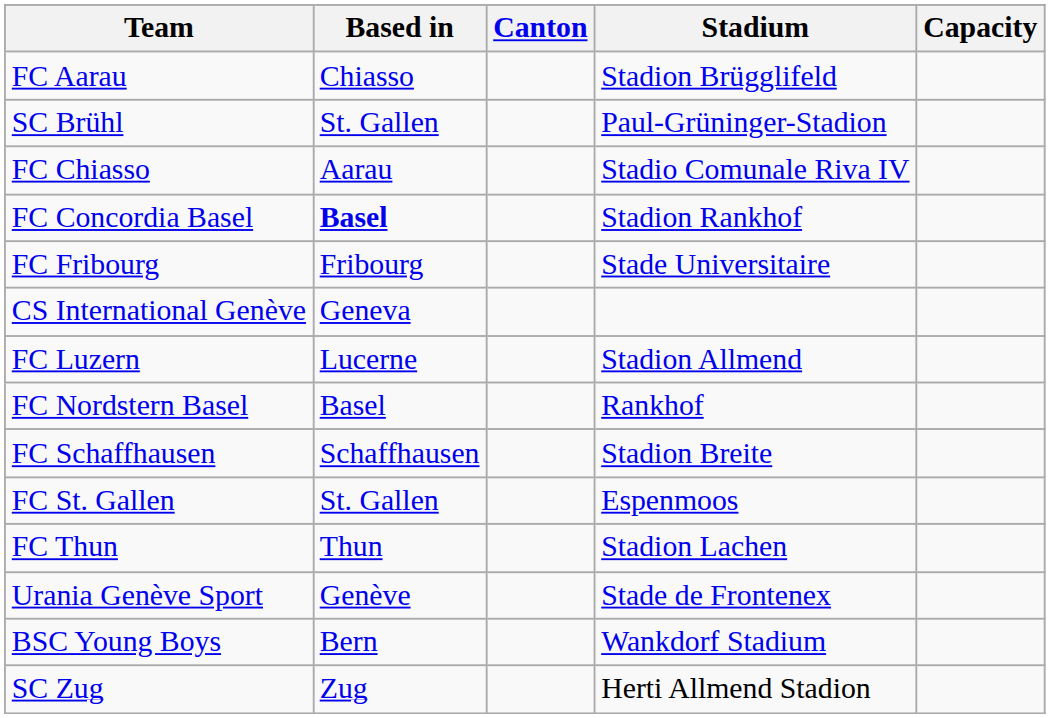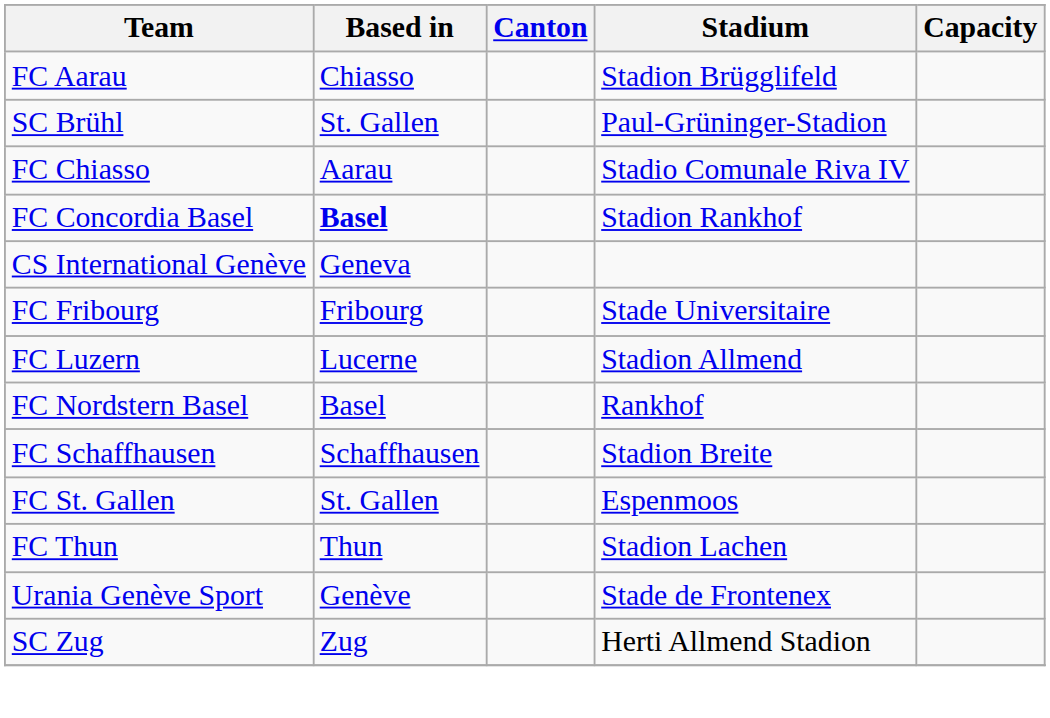rows swapped: (86, 264) <-> (159, 311)
- row: (116, 641)
